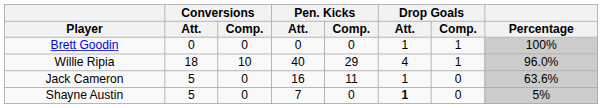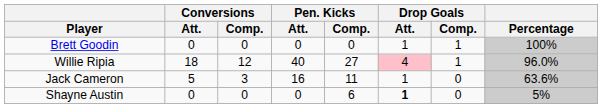(245, 62) 10 -> (245, 62) 12
(351, 62) 29 -> (351, 62) 27
(405, 62) no background -> (405, 62) pink background
(245, 79) 0 -> (245, 79) 3
(191, 95) 5 -> (191, 95) 0
(298, 95) 7 -> (298, 95) 0
(351, 95) 0 -> (351, 95) 6
